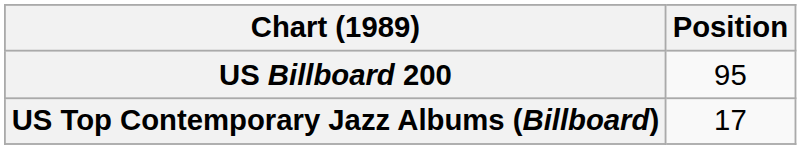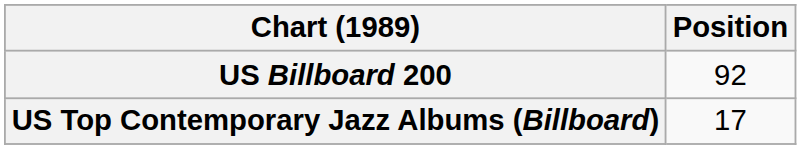(730, 74) 95 -> (730, 74) 92
